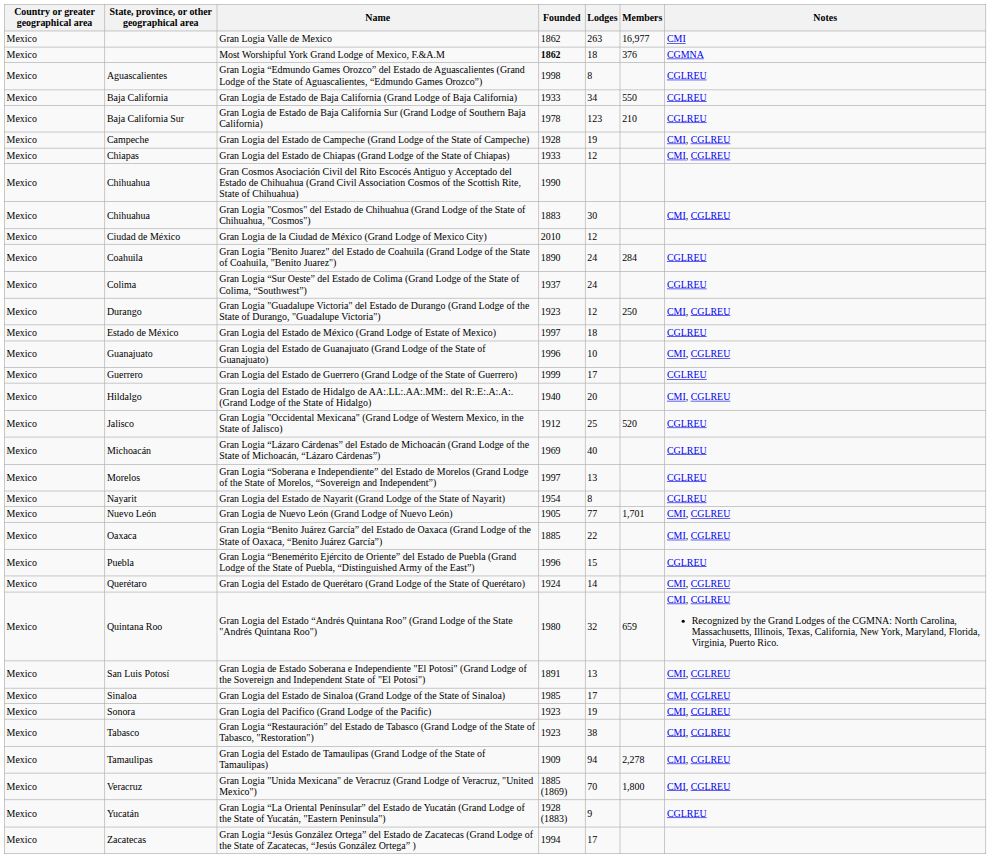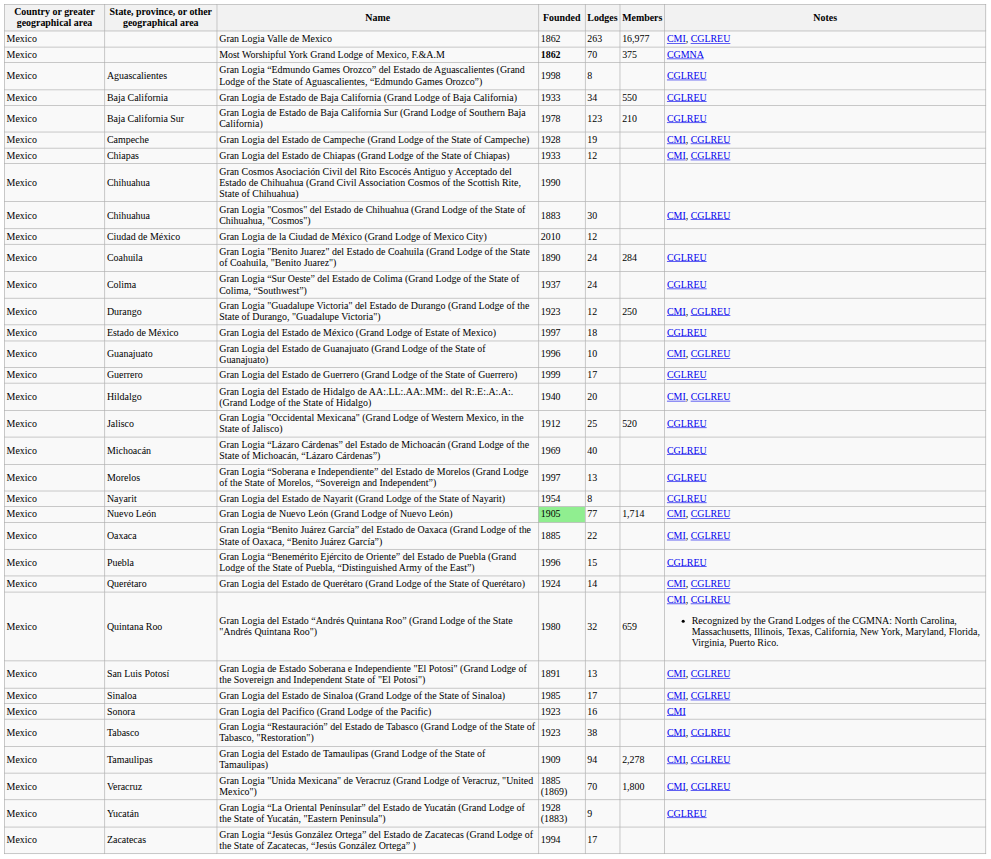(676, 39) CMI -> (699, 39) CMI, CGLREU
(592, 54) 18 -> (592, 54) 70
(630, 54) 376 -> (630, 54) 375
(551, 514) no background -> (551, 514) lightgreen background
(633, 514) 1,701 -> (633, 514) 1,714
(592, 711) 19 -> (592, 711) 16
(699, 711) CMI, CGLREU -> (676, 711) CMI
